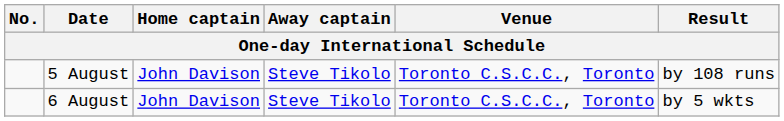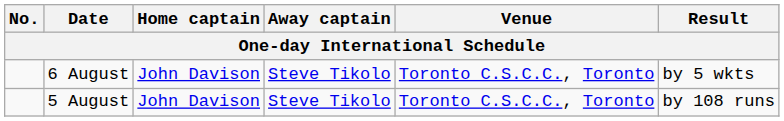rows swapped: (88, 74) <-> (88, 102)
